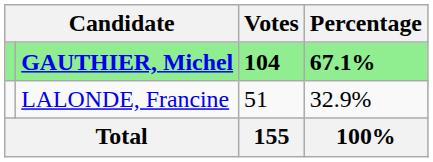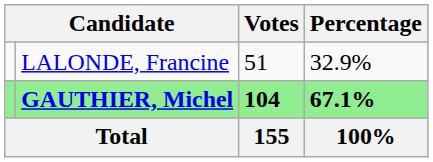rows swapped: (127, 61) <-> (125, 99)
